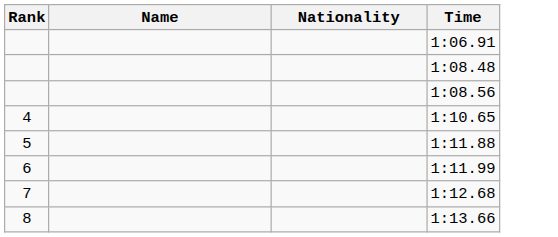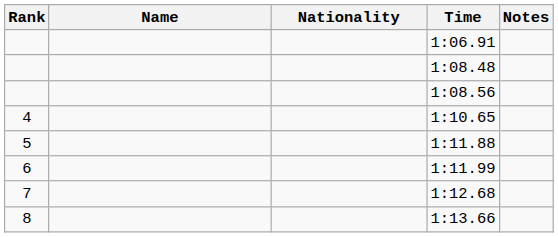+ column: (526, 17)
